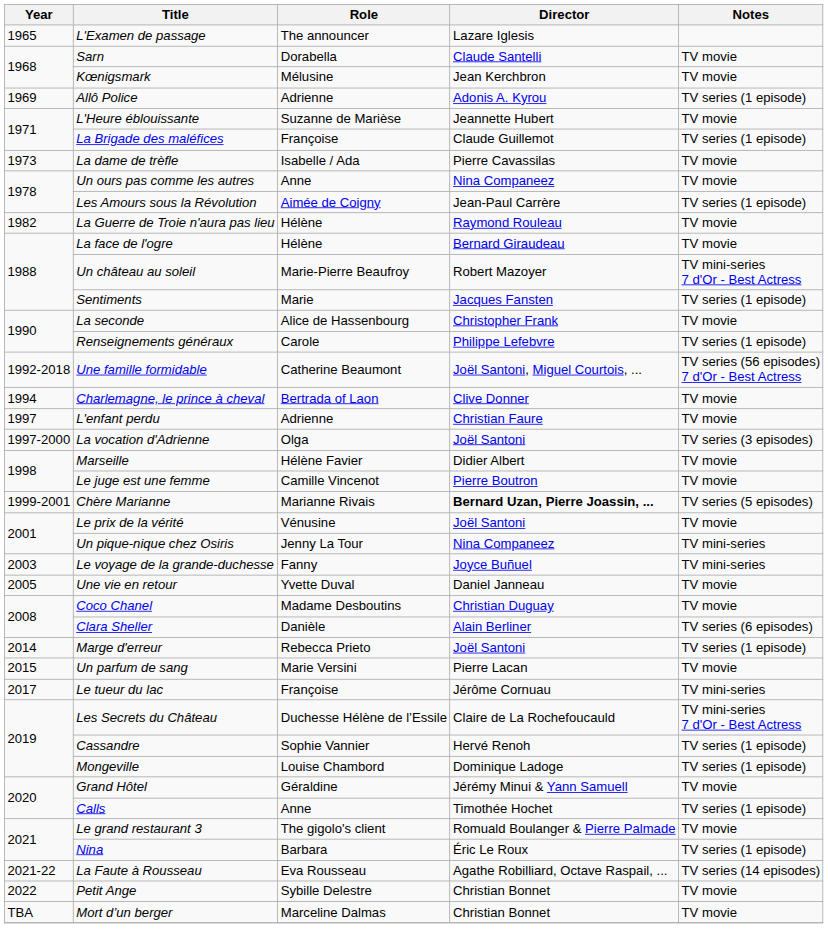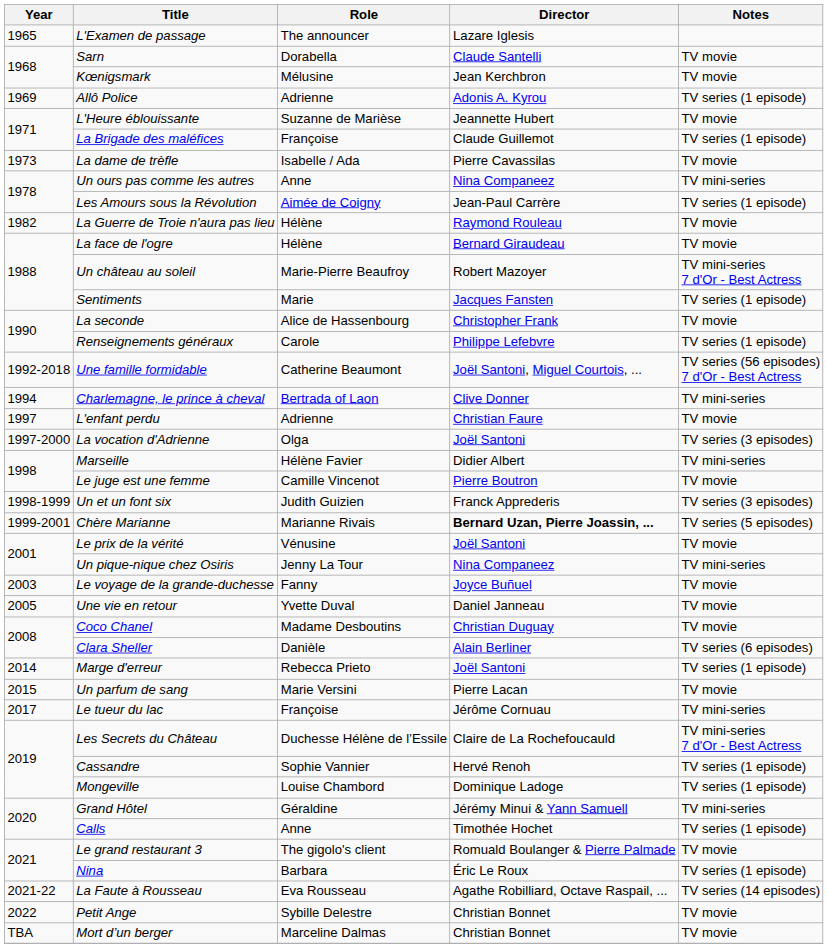(709, 181) TV movie -> (723, 181) TV mini-series
(709, 398) TV movie -> (723, 398) TV mini-series
(709, 460) TV movie -> (723, 460) TV mini-series
+ row: (124, 502)
(723, 564) TV mini-series -> (709, 585) TV movie
(709, 787) TV movie -> (723, 808) TV mini-series
